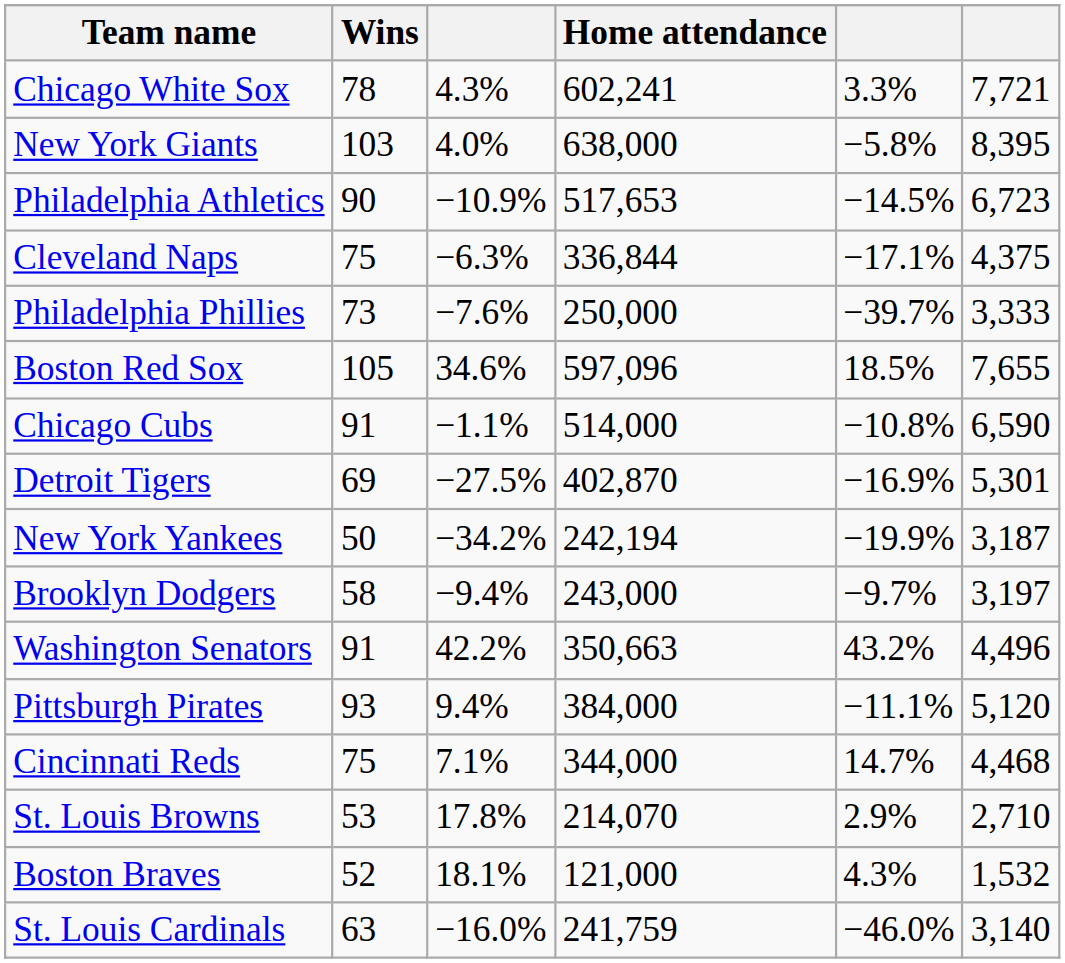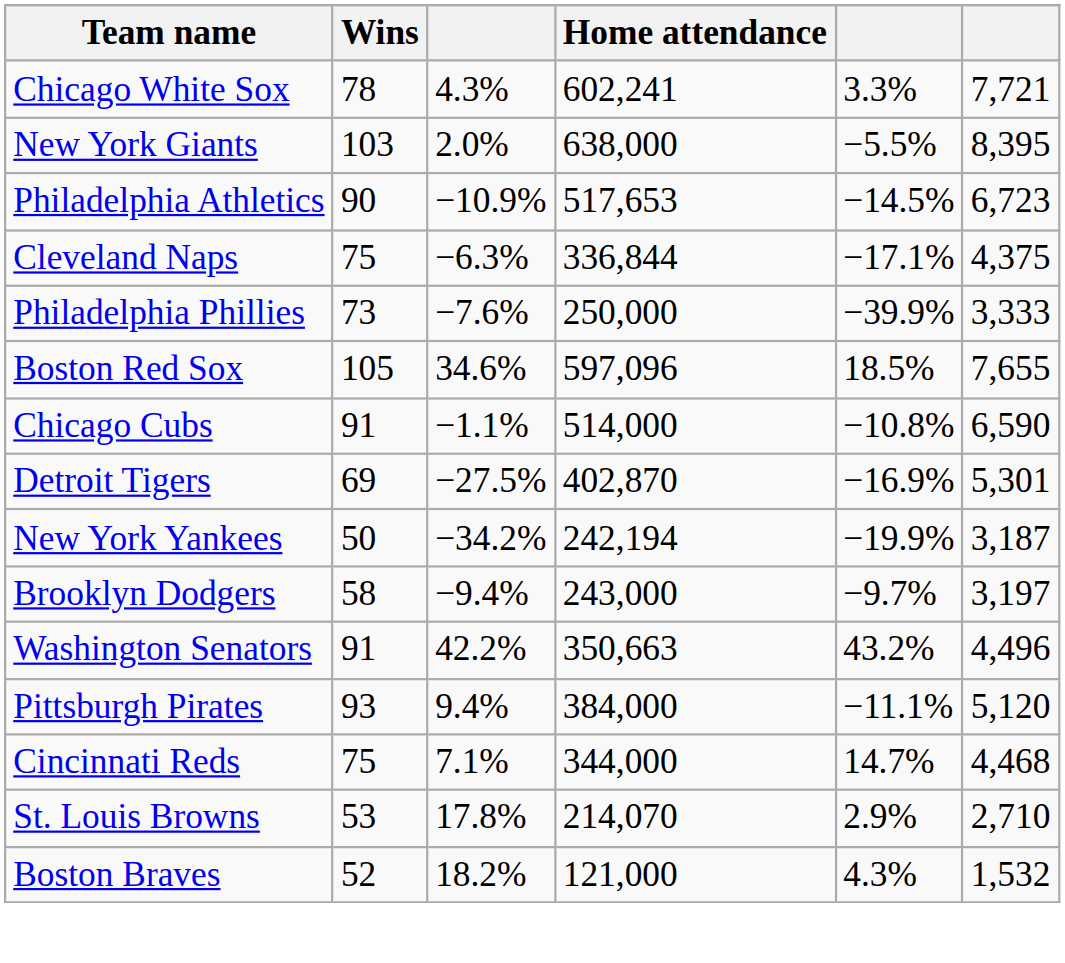(472, 144) 4.0% -> (472, 144) 2.0%
(890, 144) −5.8% -> (890, 144) −5.5%
(899, 312) −39.7% -> (899, 312) −39.9%
(481, 873) 18.1% -> (481, 873) 18.2%
- row: (149, 929)
